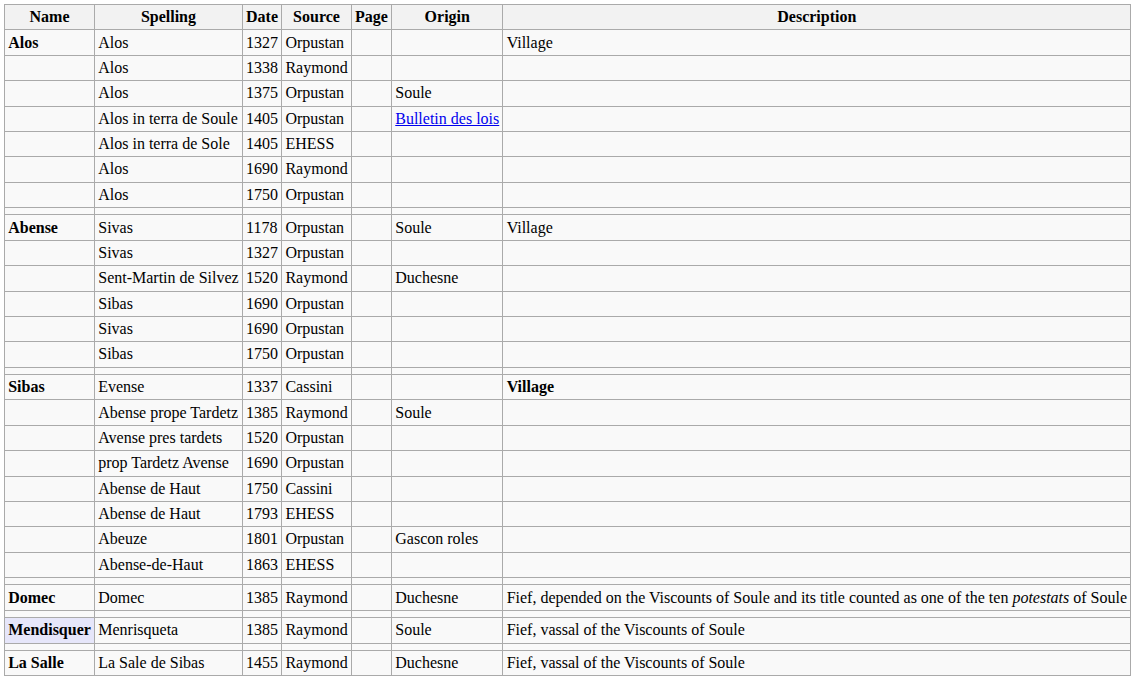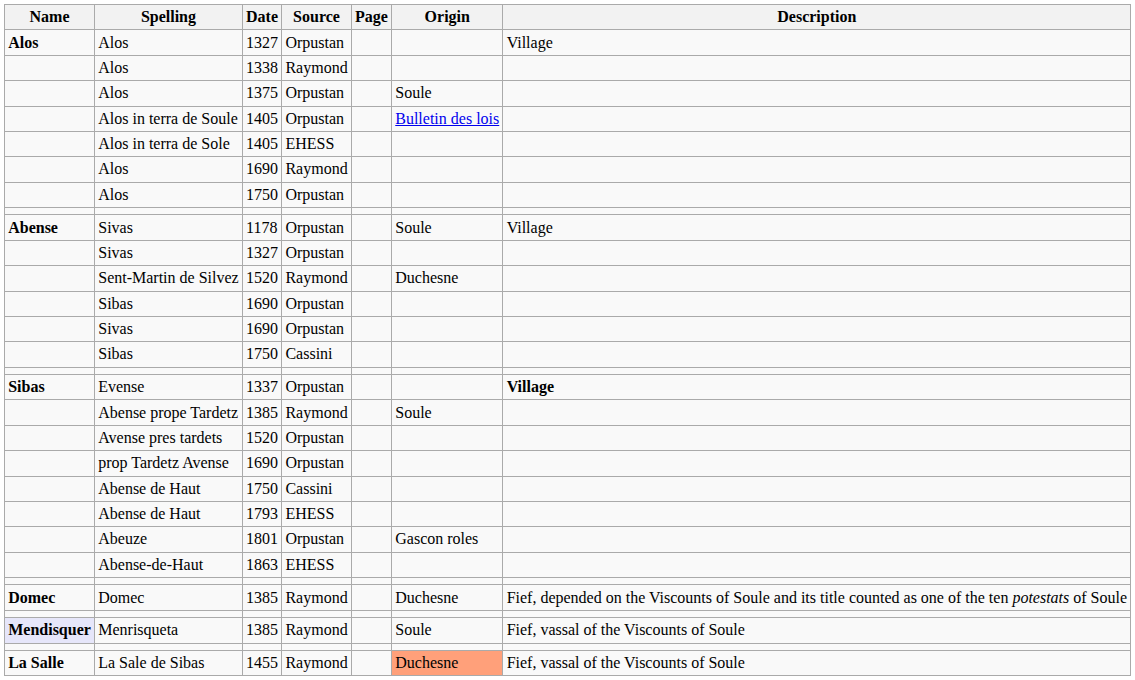(315, 354) Orpustan -> (309, 354) Cassini
(309, 387) Cassini -> (315, 387) Orpustan
(427, 663) no background -> (427, 663) lightsalmon background
